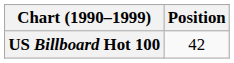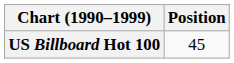(197, 44) 42 -> (197, 44) 45
